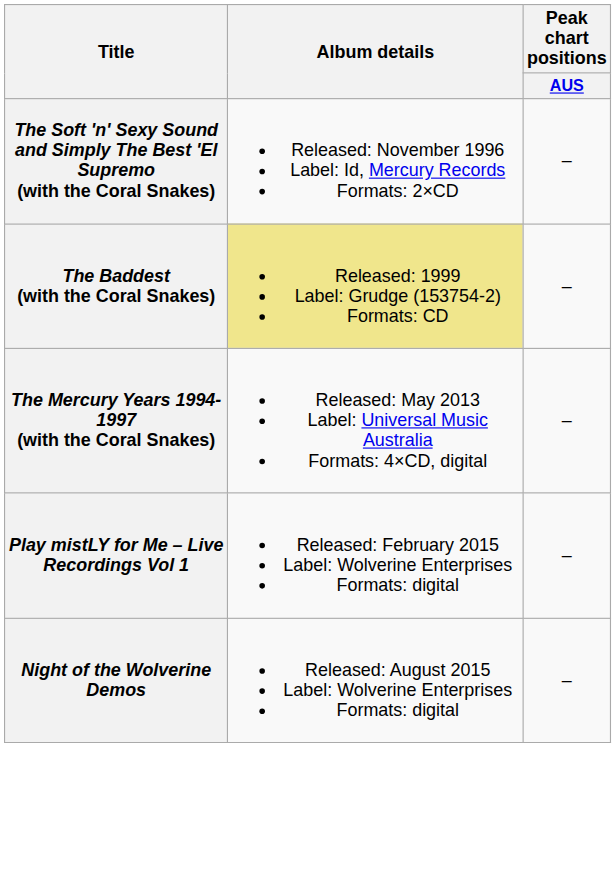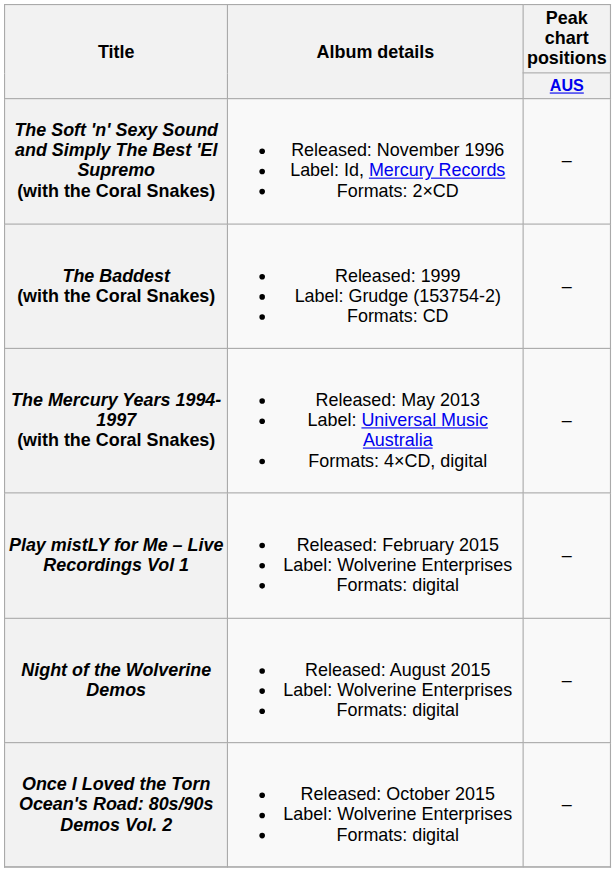(375, 296) khaki background -> (375, 296) no background
+ row: (116, 804)
